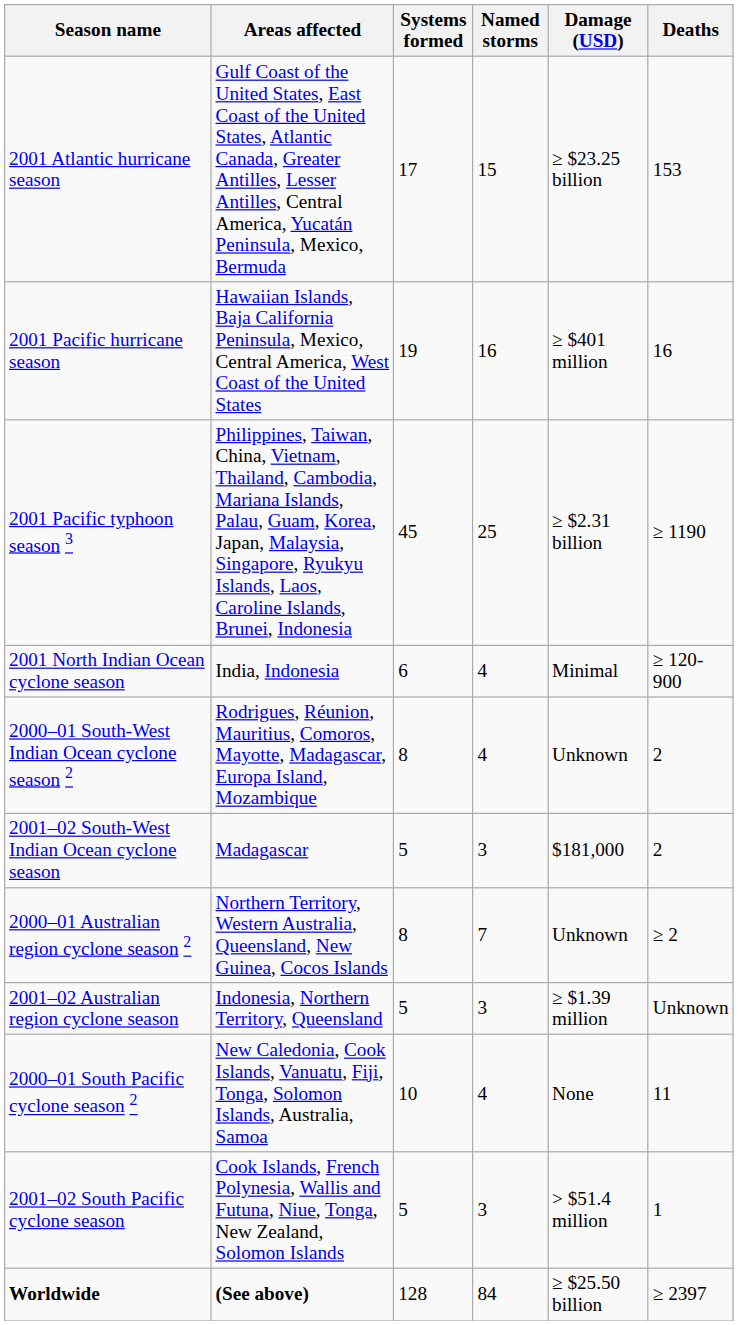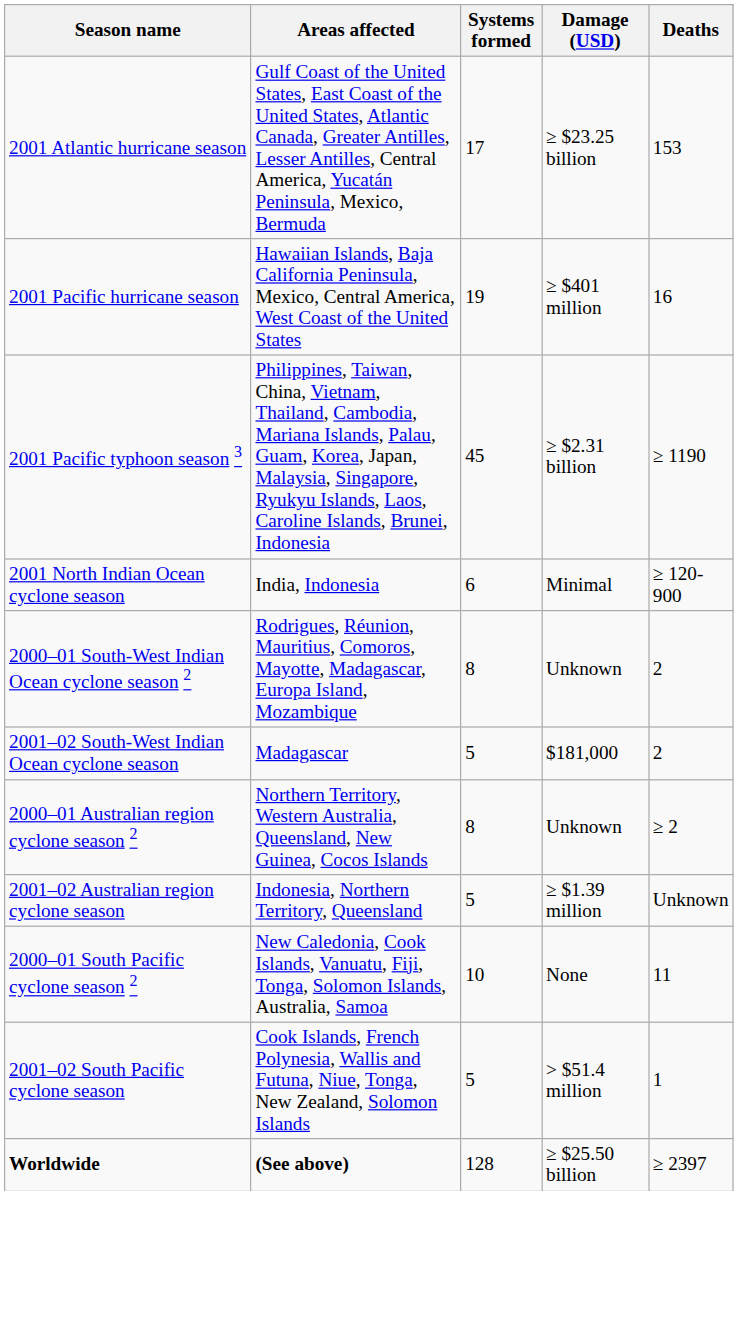- column: (510, 30)
